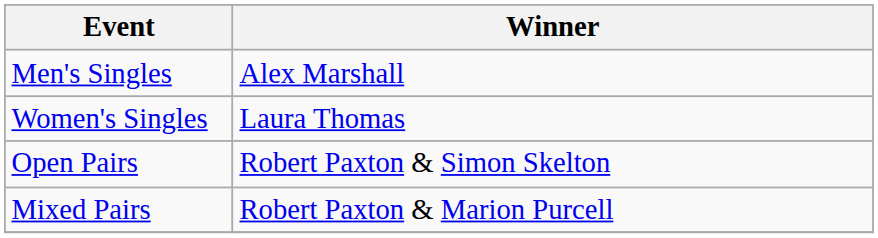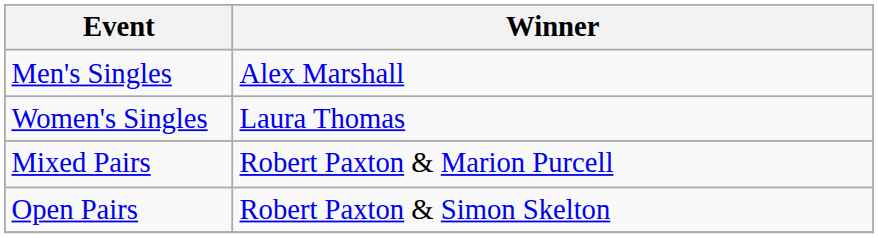rows swapped: (75, 163) <-> (81, 208)
